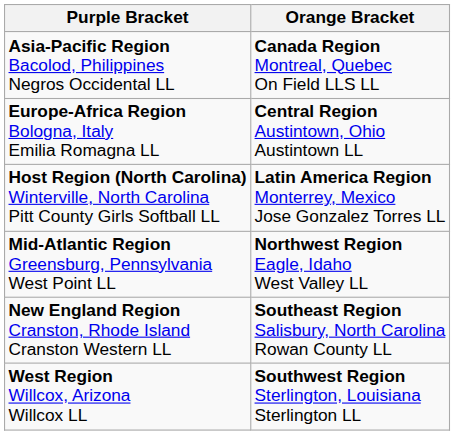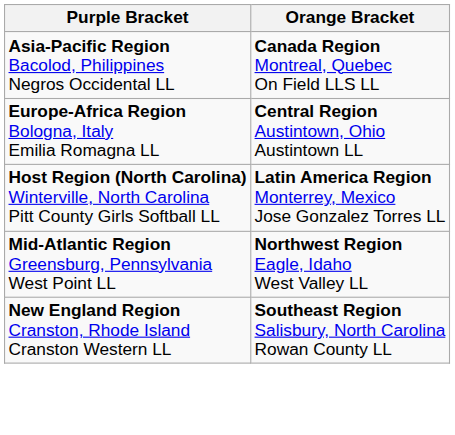- row: (70, 396)
